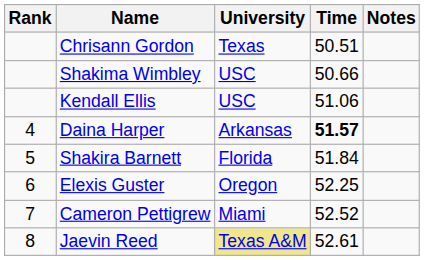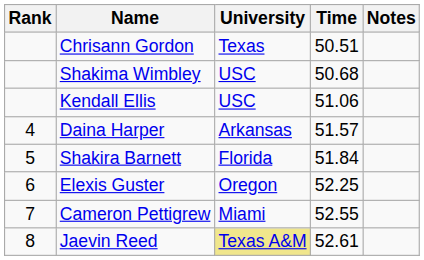(337, 74) 50.66 -> (337, 74) 50.68
(337, 130) bold -> (337, 130) normal
(337, 213) 52.52 -> (337, 213) 52.55
